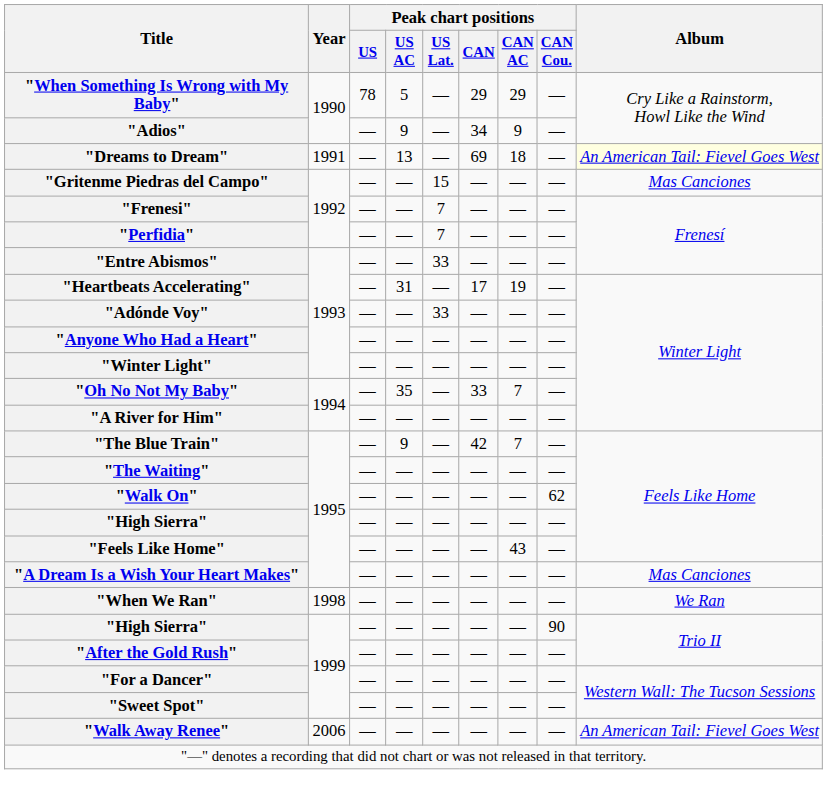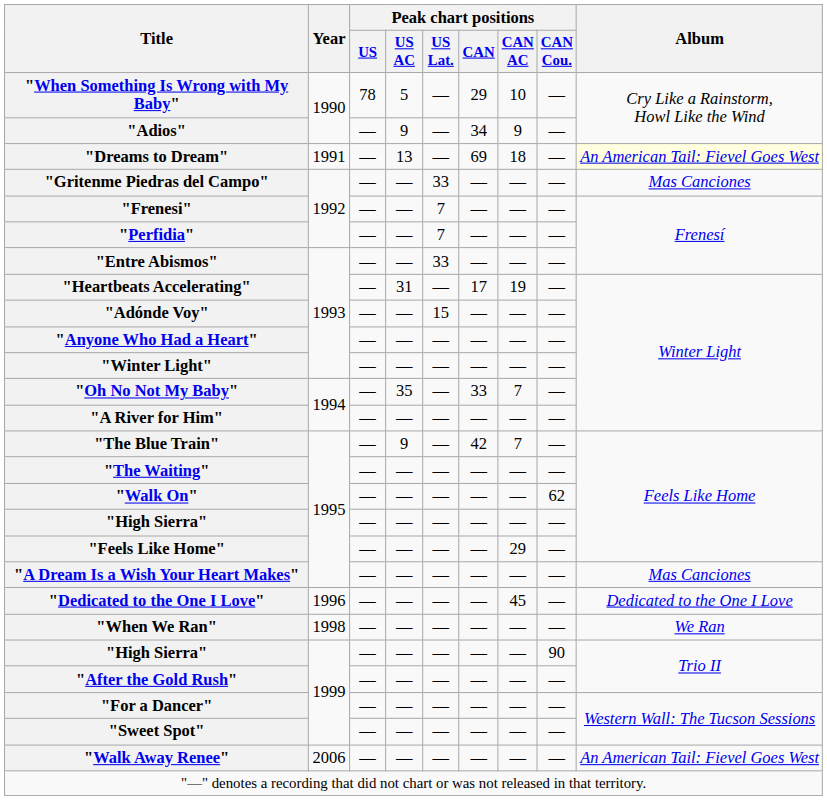(518, 94) 29 -> (518, 94) 10
(441, 182) 15 -> (441, 182) 33
(441, 313) 33 -> (441, 313) 15
(518, 548) 43 -> (518, 548) 29
+ row: (157, 600)
